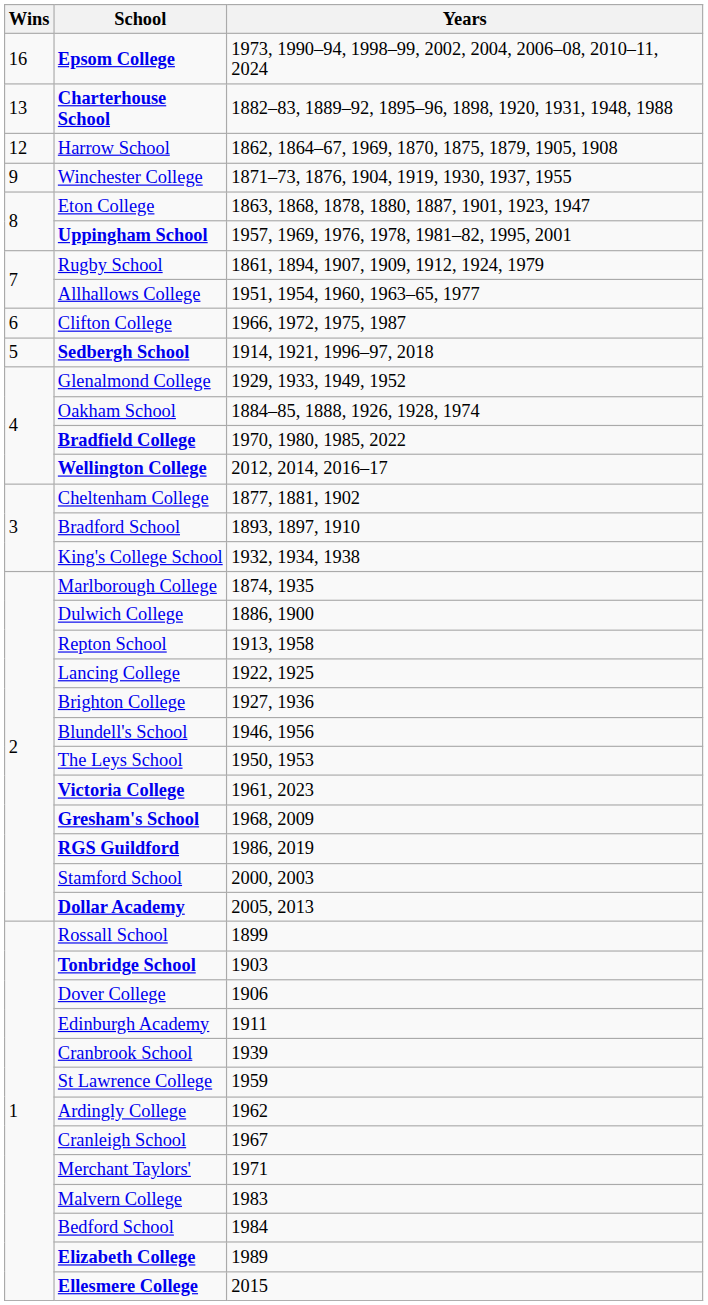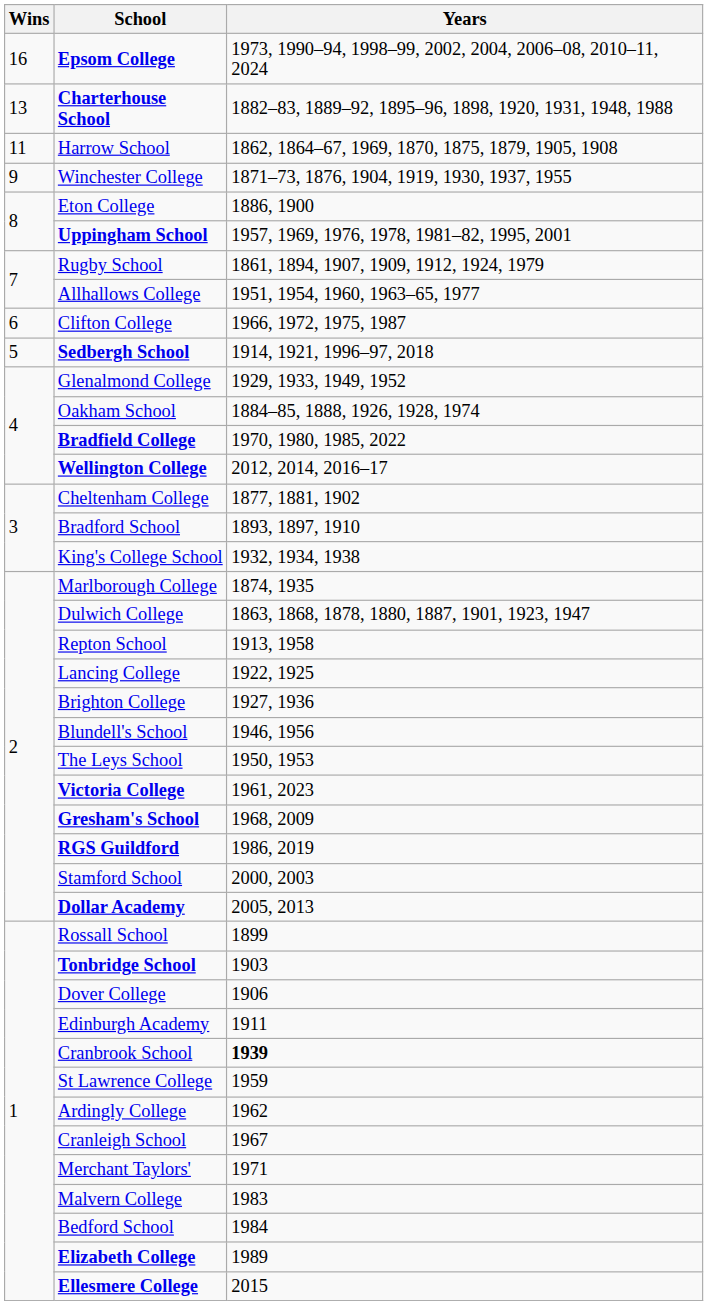(18, 148) 12 -> (18, 148) 11
(411, 206) 1863, 1868, 1878, 1880, 1887, 1901, 1923, 1947 -> (273, 206) 1886, 1900
(273, 614) 1886, 1900 -> (411, 614) 1863, 1868, 1878, 1880, 1887, 1901, 1923, 1947
(250, 1052) normal -> (250, 1052) bold
